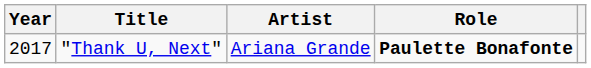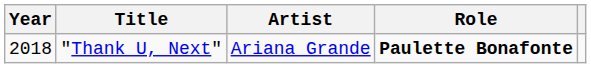(31, 49) 2017 -> (31, 49) 2018
